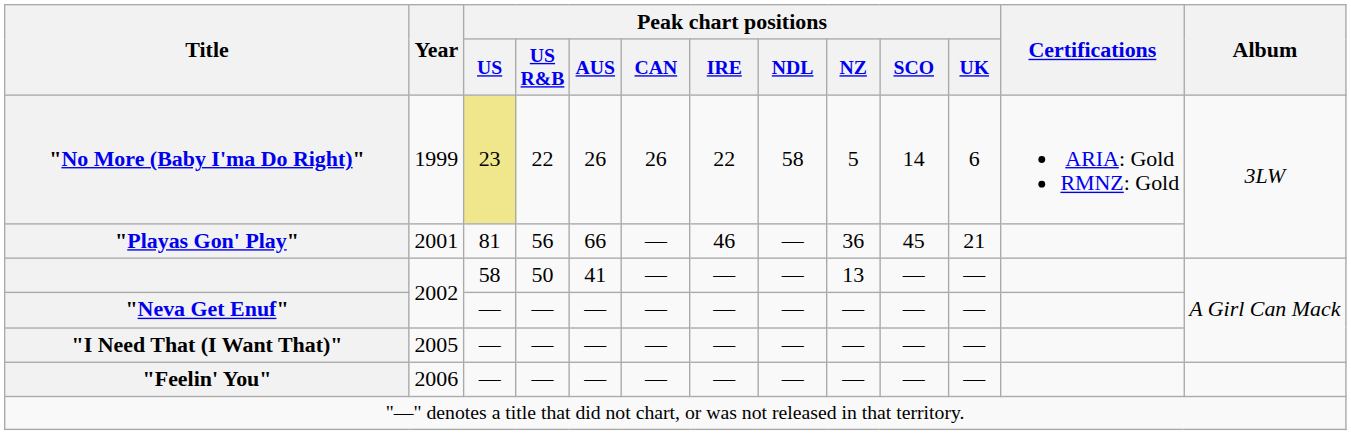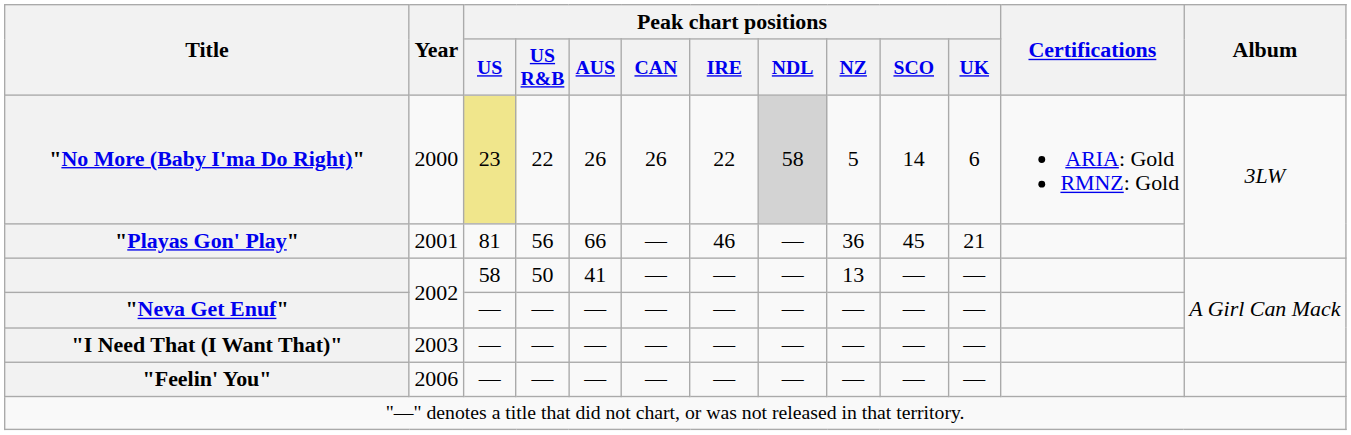(436, 159) 1999 -> (436, 159) 2000
(793, 159) no background -> (793, 159) lightgrey background
(436, 344) 2005 -> (436, 344) 2003
